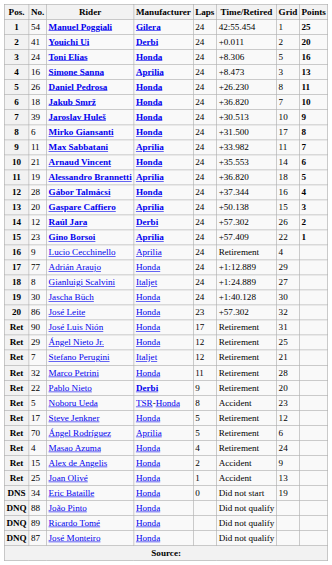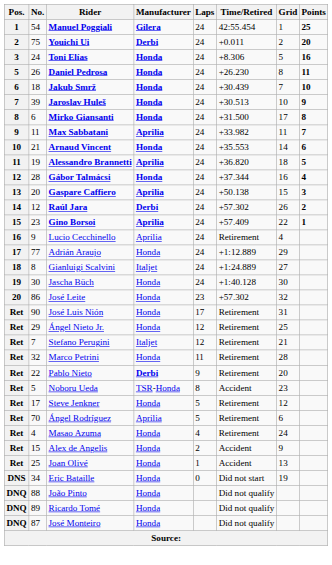(35, 42) 41 -> (35, 42) 75
- row: (76, 72)
(234, 102) +36.820 -> (234, 87) +30.439
